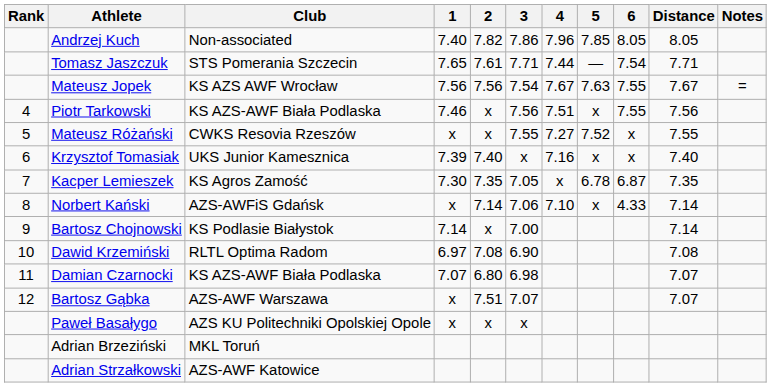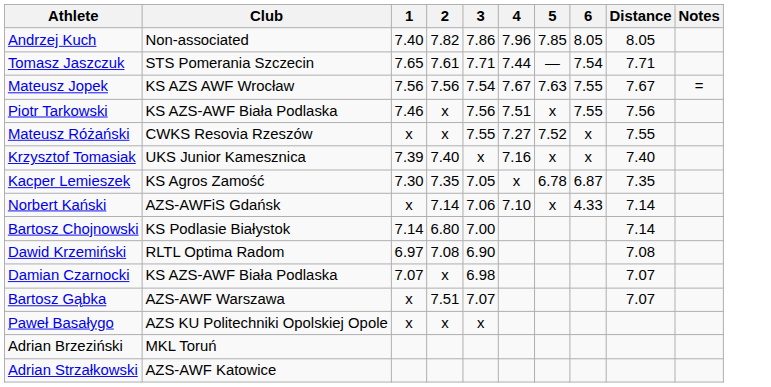- column: (26, 16)
(488, 228) x -> (445, 228) 6.80
(488, 275) 6.80 -> (445, 275) x
